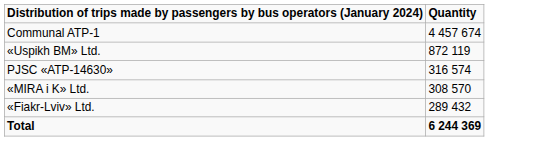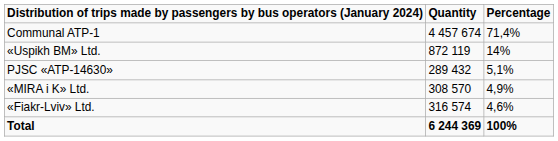+ column: (518, 13)
(450, 70) 316 574 -> (450, 70) 289 432
(450, 107) 289 432 -> (450, 107) 316 574
